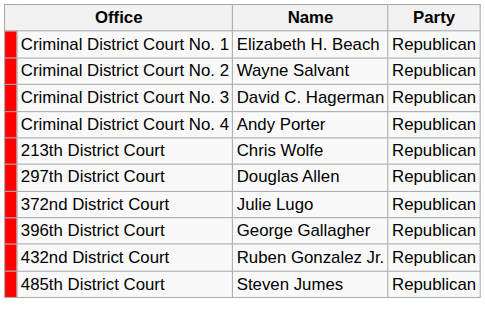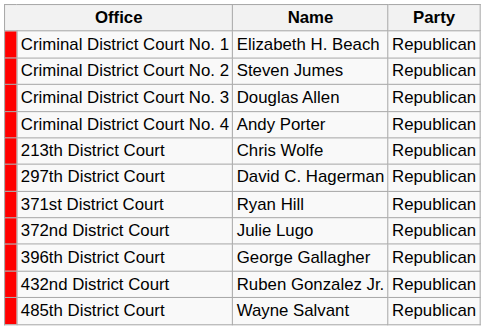(293, 71) Wayne Salvant -> (290, 71) Steven Jumes
(311, 97) David C. Hagerman -> (288, 97) Douglas Allen
(288, 177) Douglas Allen -> (311, 177) David C. Hagerman
+ row: (92, 204)
(290, 284) Steven Jumes -> (293, 310) Wayne Salvant
